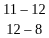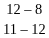rows swapped: (24, 9) <-> (24, 29)
